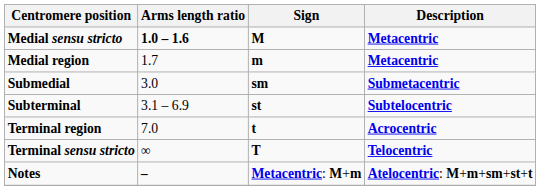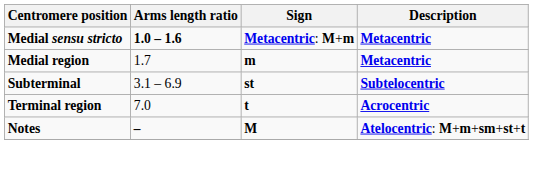(258, 38) M -> (299, 38) Metacentric: M+m
- row: (39, 83)
- row: (71, 151)
(306, 173) Metacentric: M+m -> (251, 128) M
